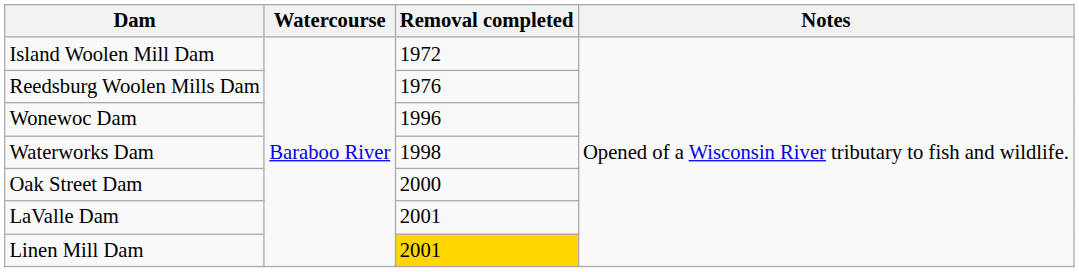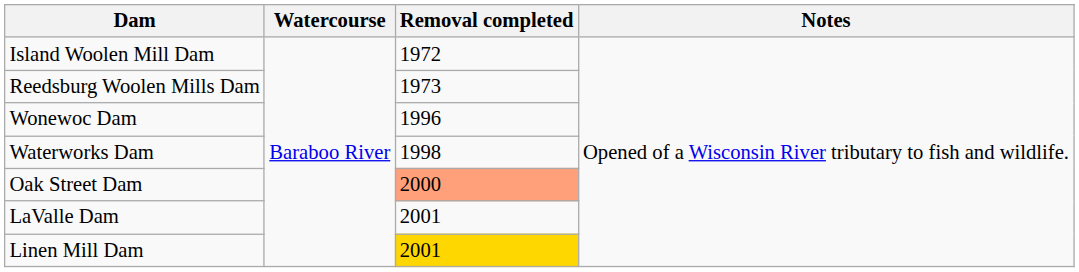(420, 86) 1976 -> (420, 86) 1973
(420, 184) no background -> (420, 184) lightsalmon background
